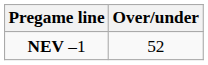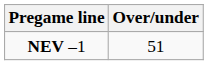(156, 45) 52 -> (156, 45) 51
